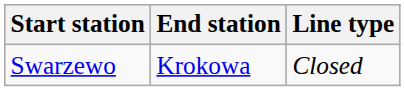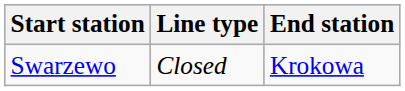columns swapped: (219, 24) <-> (343, 24)
